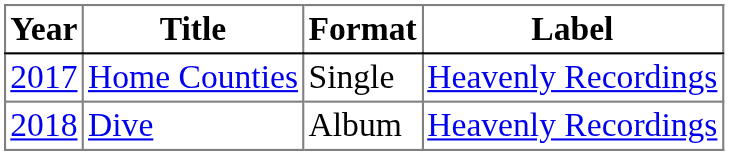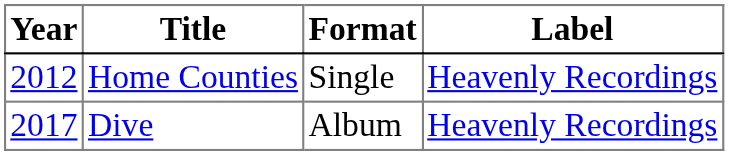(44, 76) 2017 -> (44, 76) 2012
(44, 125) 2018 -> (44, 125) 2017
